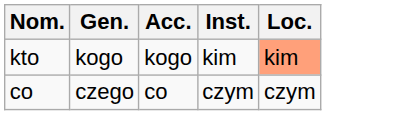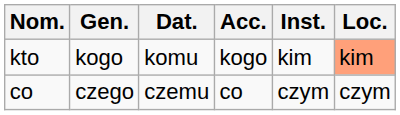+ column: (177, 22)
